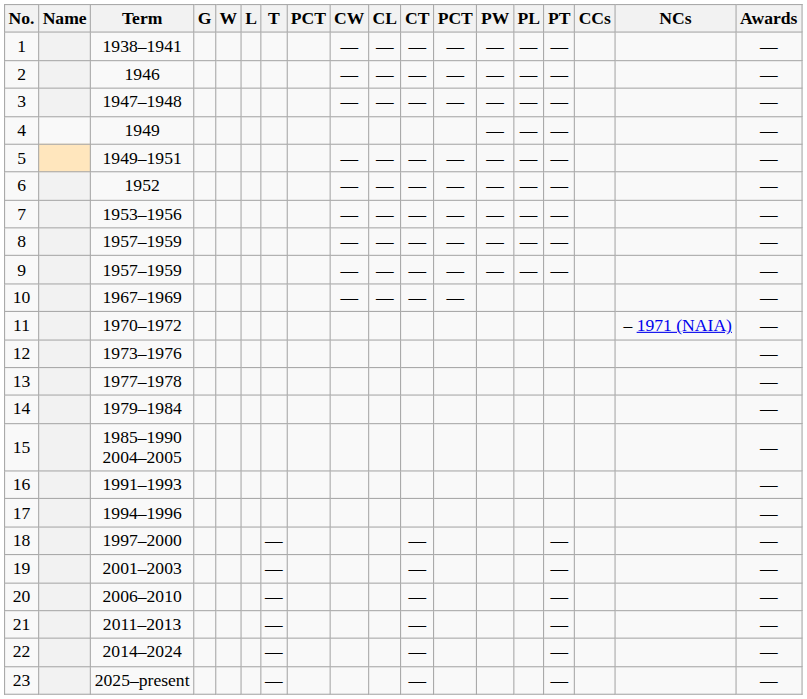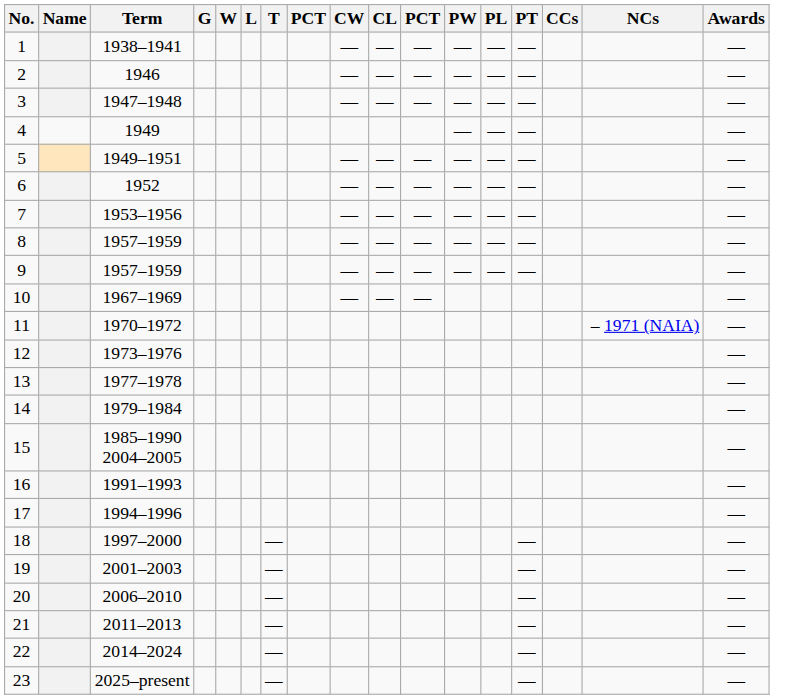- column: (417, 18)
